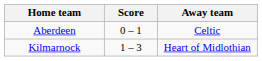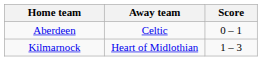columns swapped: (131, 13) <-> (207, 13)
